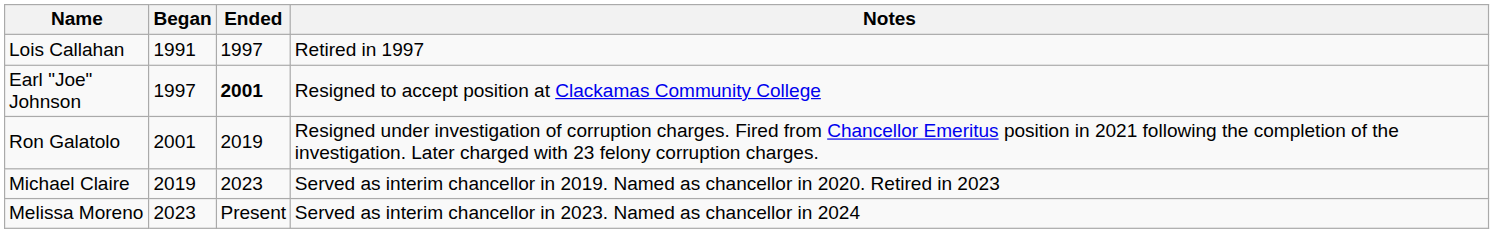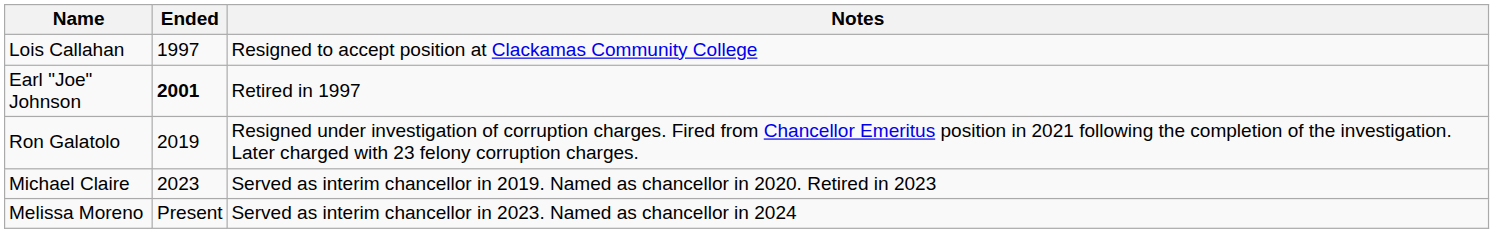- column: (183, 19)
(359, 49) Retired in 1997 -> (494, 49) Resigned to accept position at Clackamas Community College
(558, 90) Resigned to accept position at Clackamas Community College -> (296, 90) Retired in 1997
